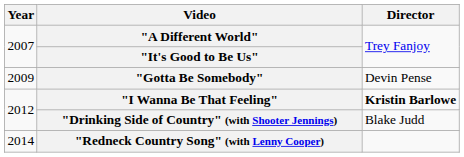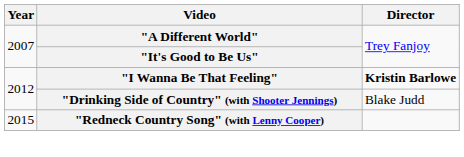- row: (200, 78)
(21, 141) 2014 -> (21, 120) 2015
